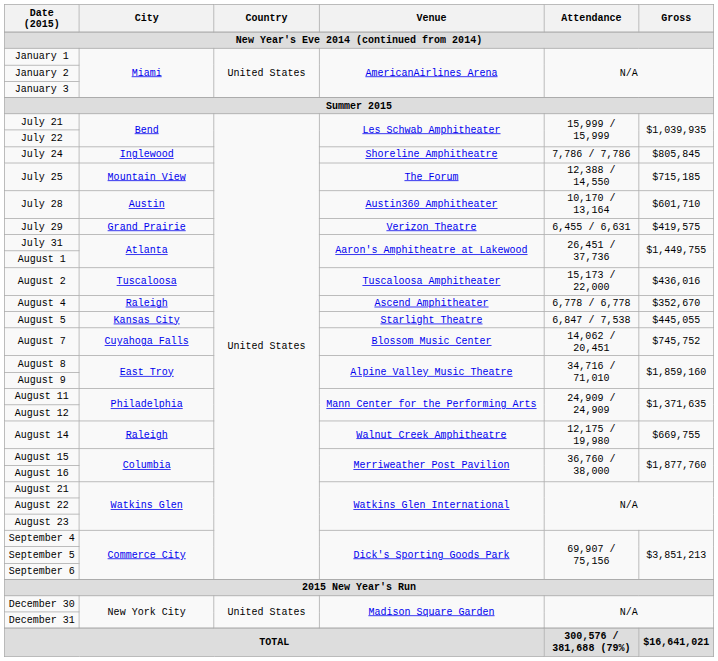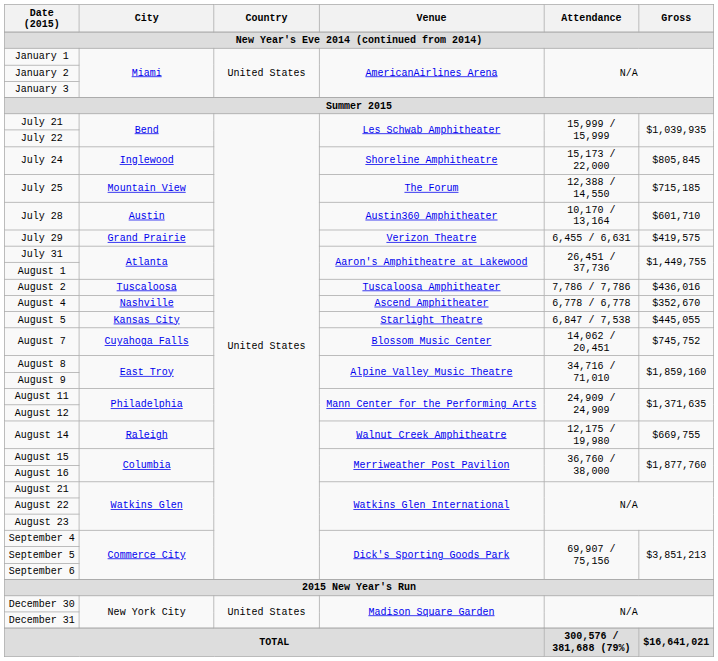(591, 155) 7,786 / 7,786 -> (591, 160) 15,173 / 22,000
(591, 281) 15,173 / 22,000 -> (591, 287) 7,786 / 7,786
(147, 303) Raleigh -> (147, 303) Nashville
